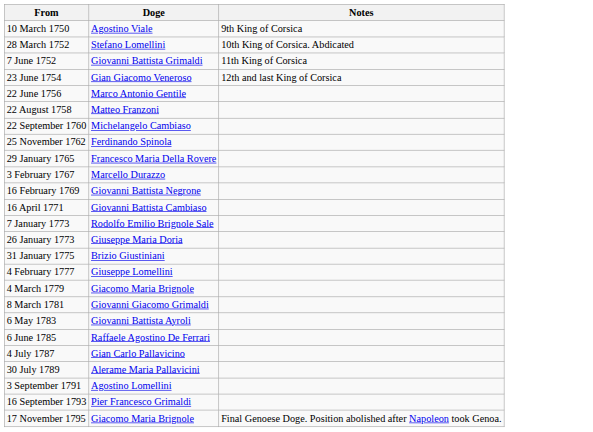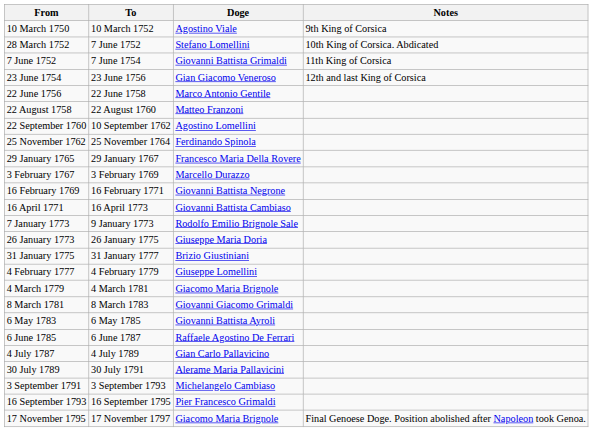+ column: (131, 12)
(141, 126) Michelangelo Cambiaso -> (216, 126) Agostino Lomellini
(131, 386) Agostino Lomellini -> (225, 386) Michelangelo Cambiaso
